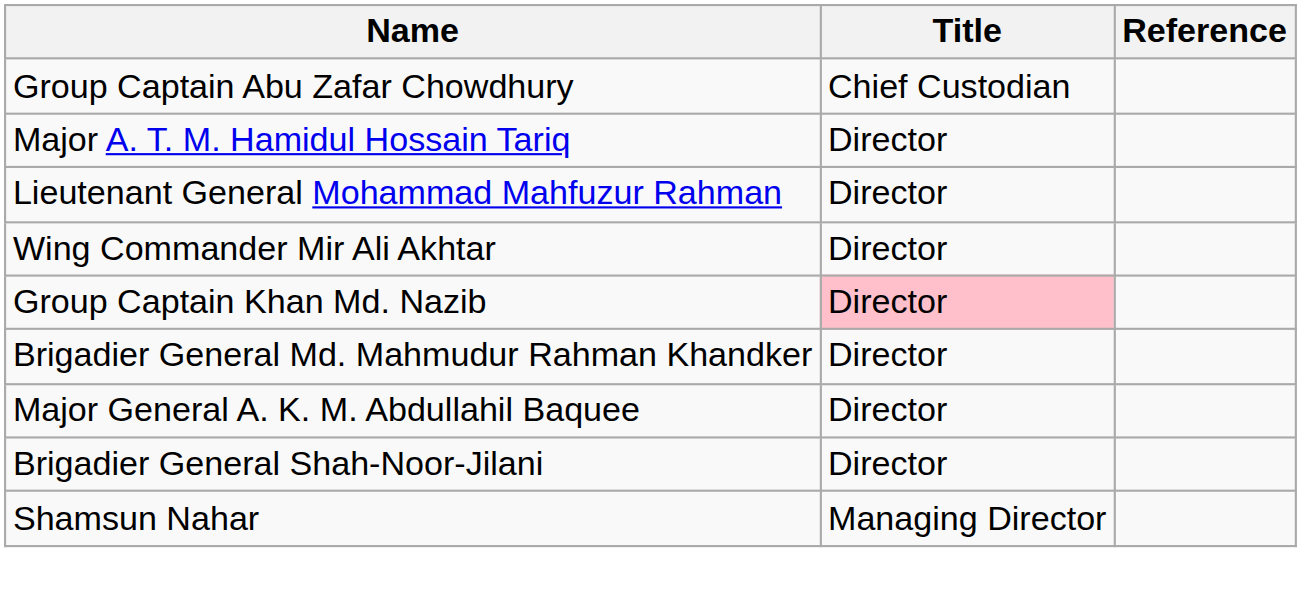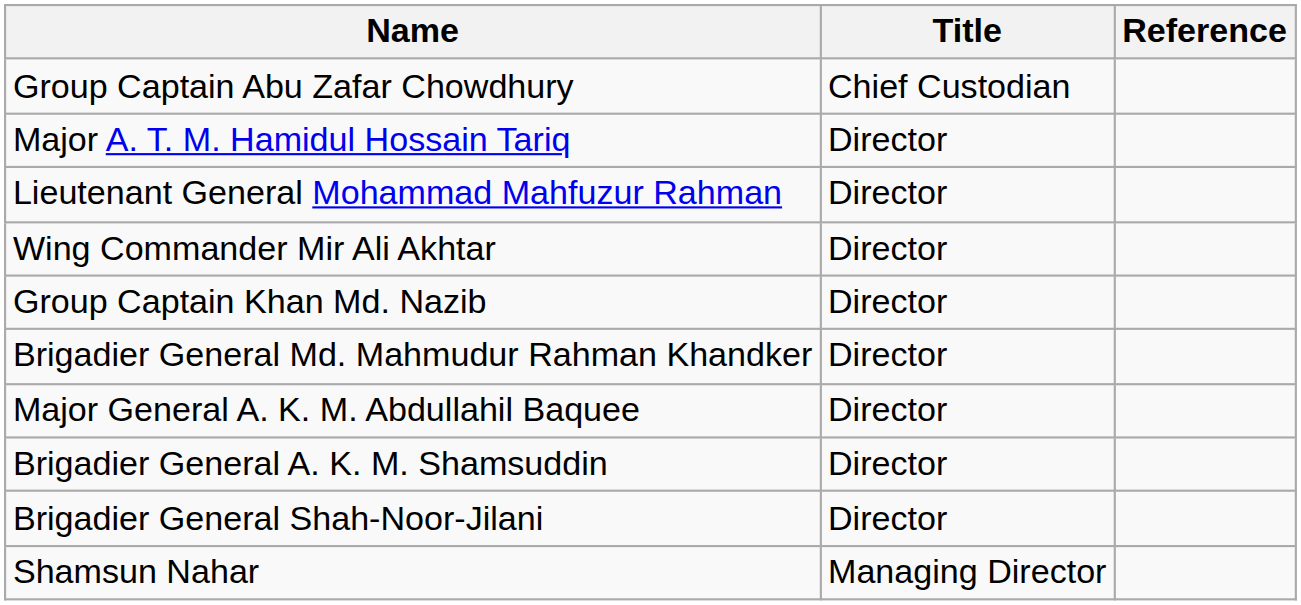(888, 301) pink background -> (888, 301) no background
+ row: (310, 463)
